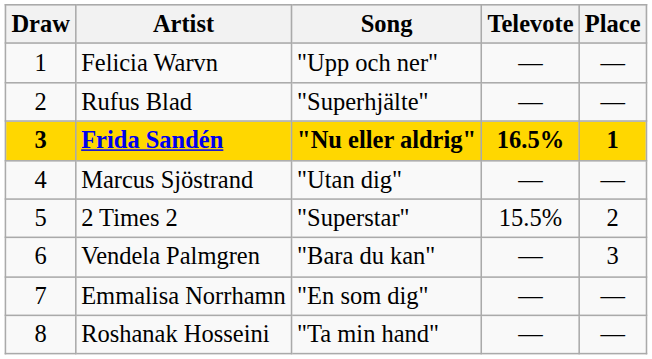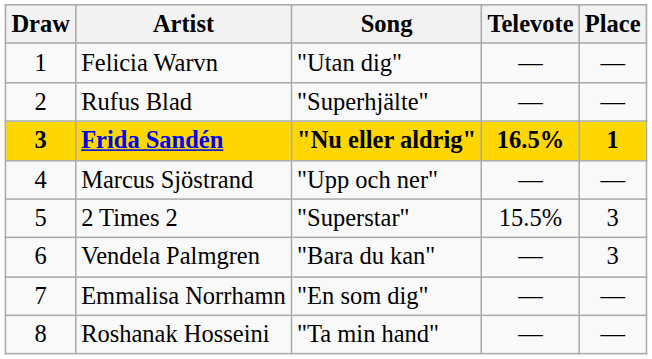(368, 62) "Upp och ner" -> (350, 62) "Utan dig"
(350, 179) "Utan dig" -> (368, 179) "Upp och ner"
(613, 218) 2 -> (613, 218) 3
